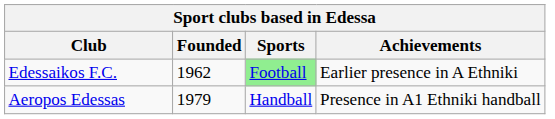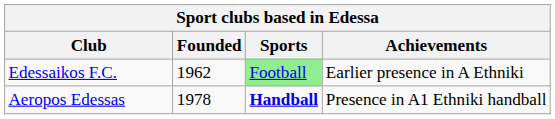(194, 99) 1979 -> (194, 99) 1978
(281, 99) normal -> (284, 99) bold
